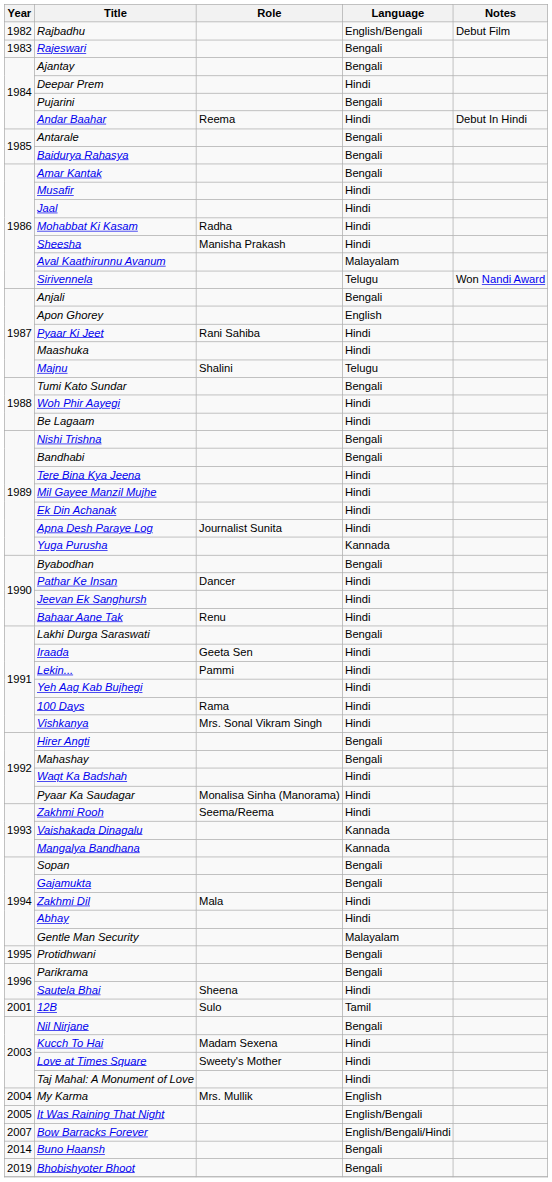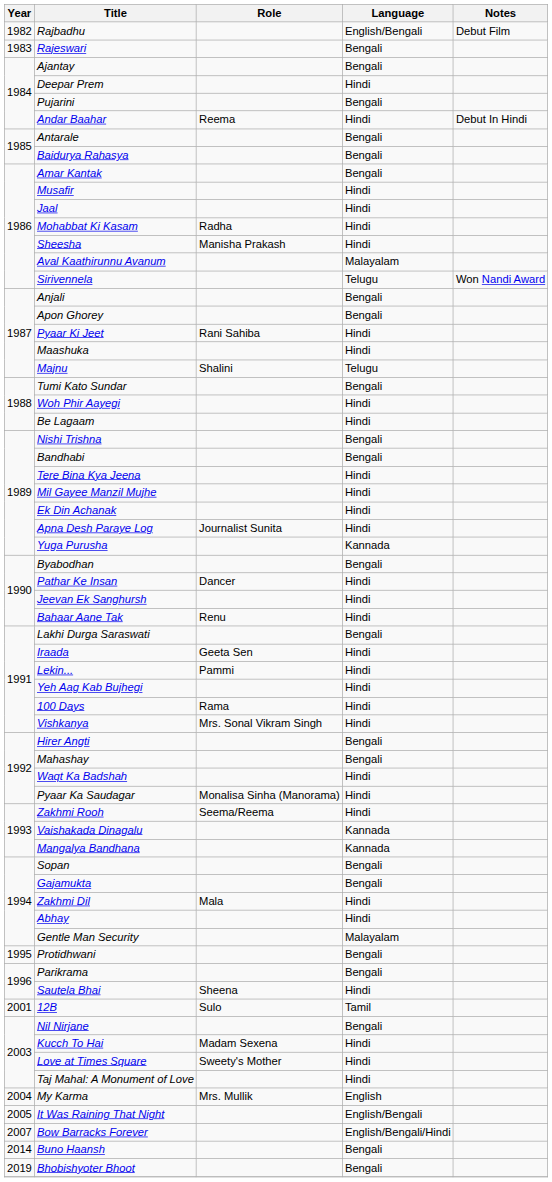(363, 315) English -> (364, 315) Bengali
